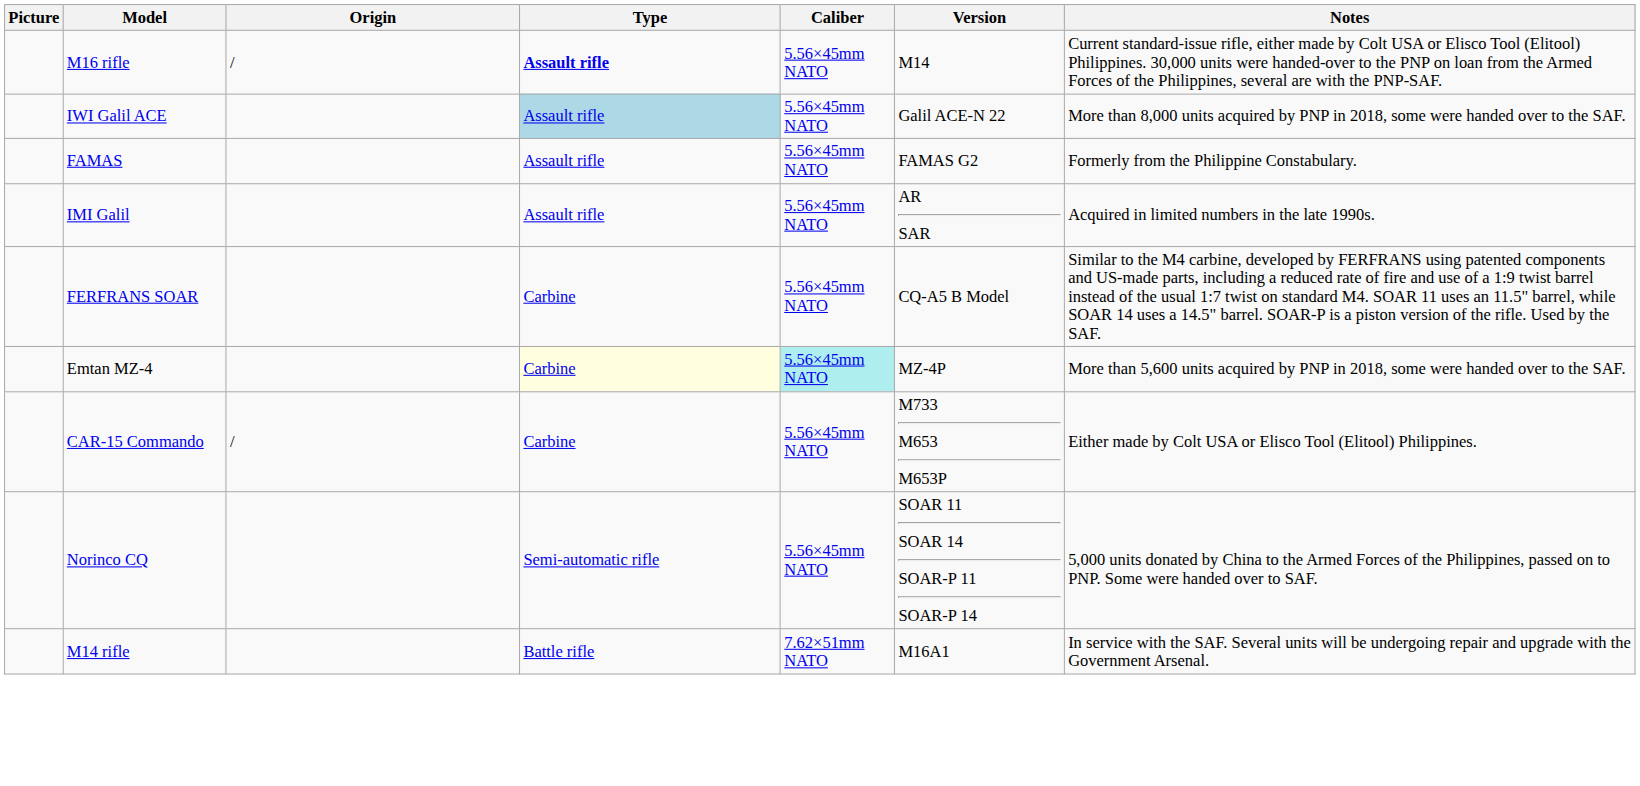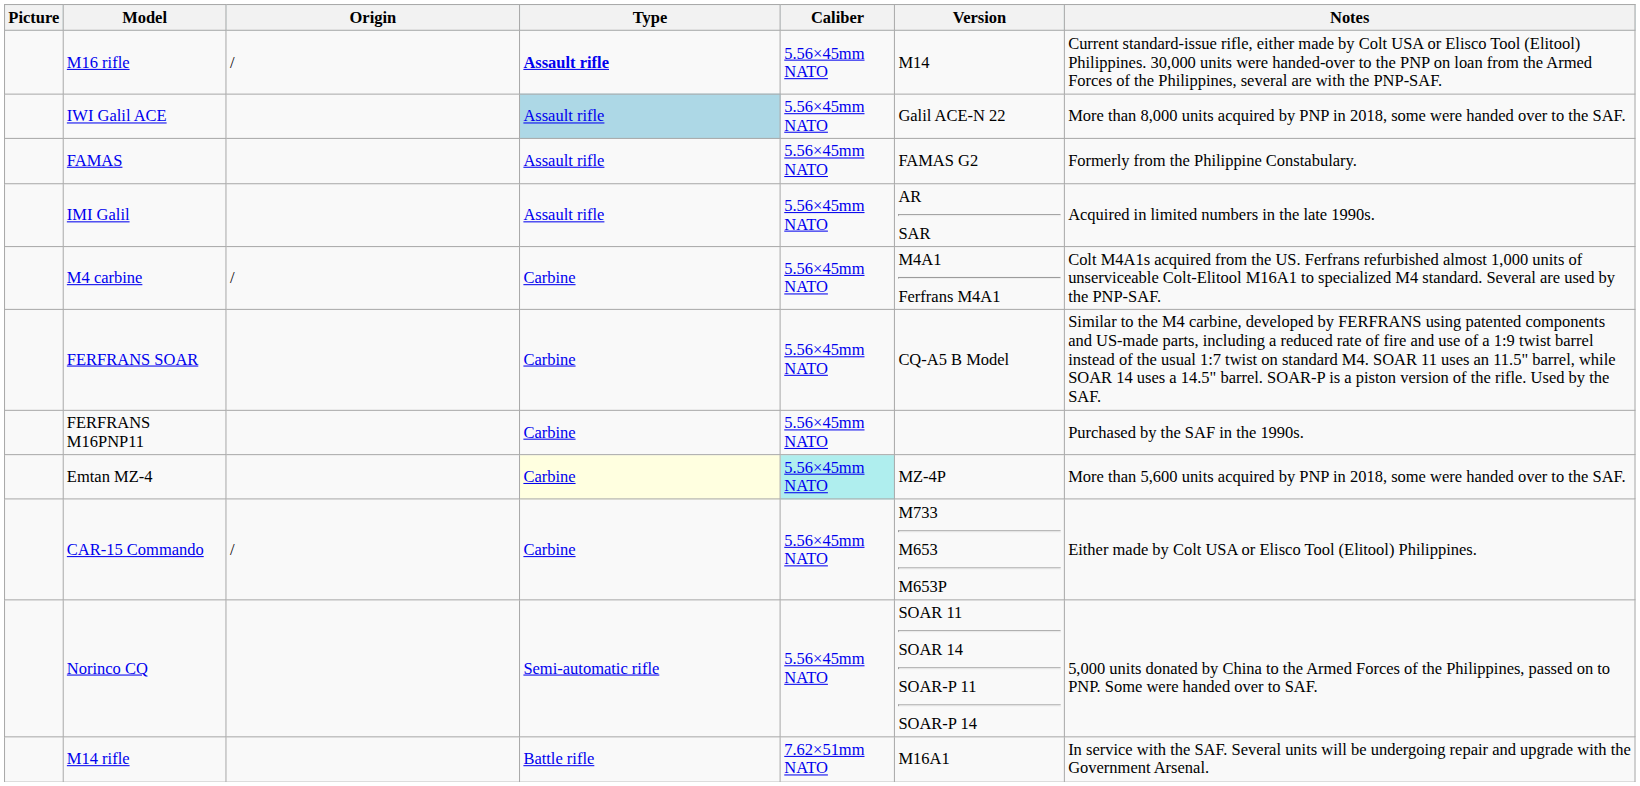+ row: (105, 278)
+ row: (109, 432)
